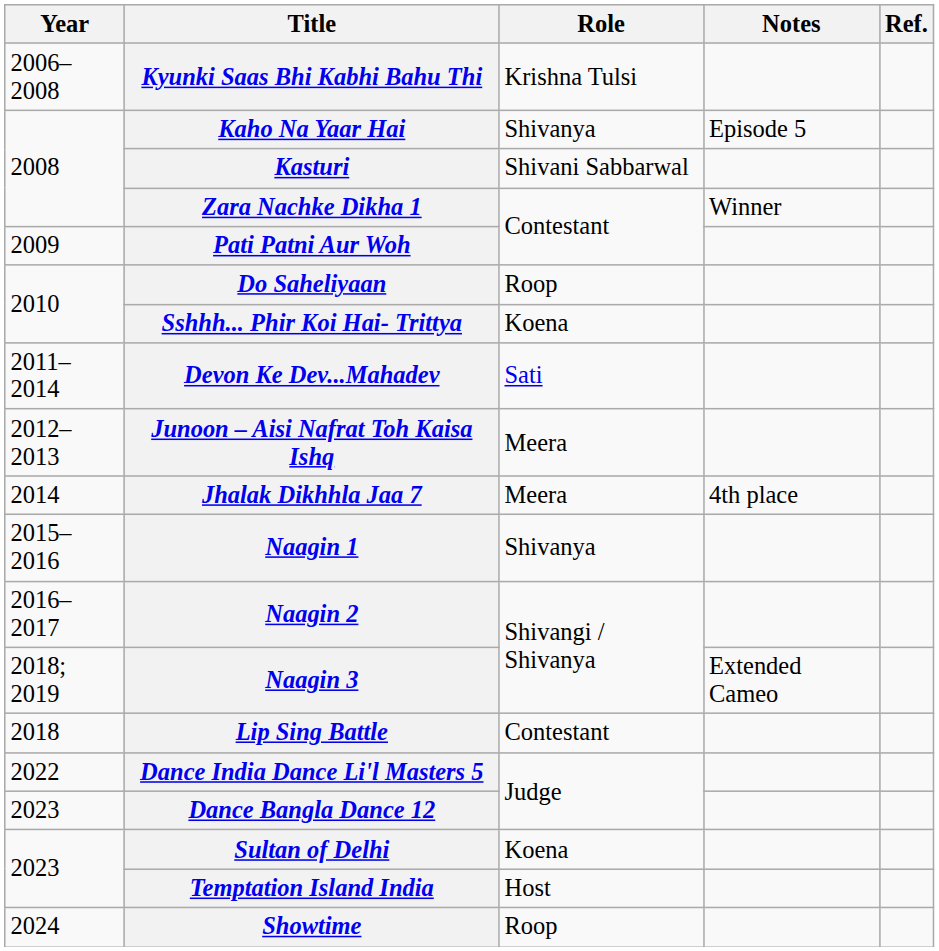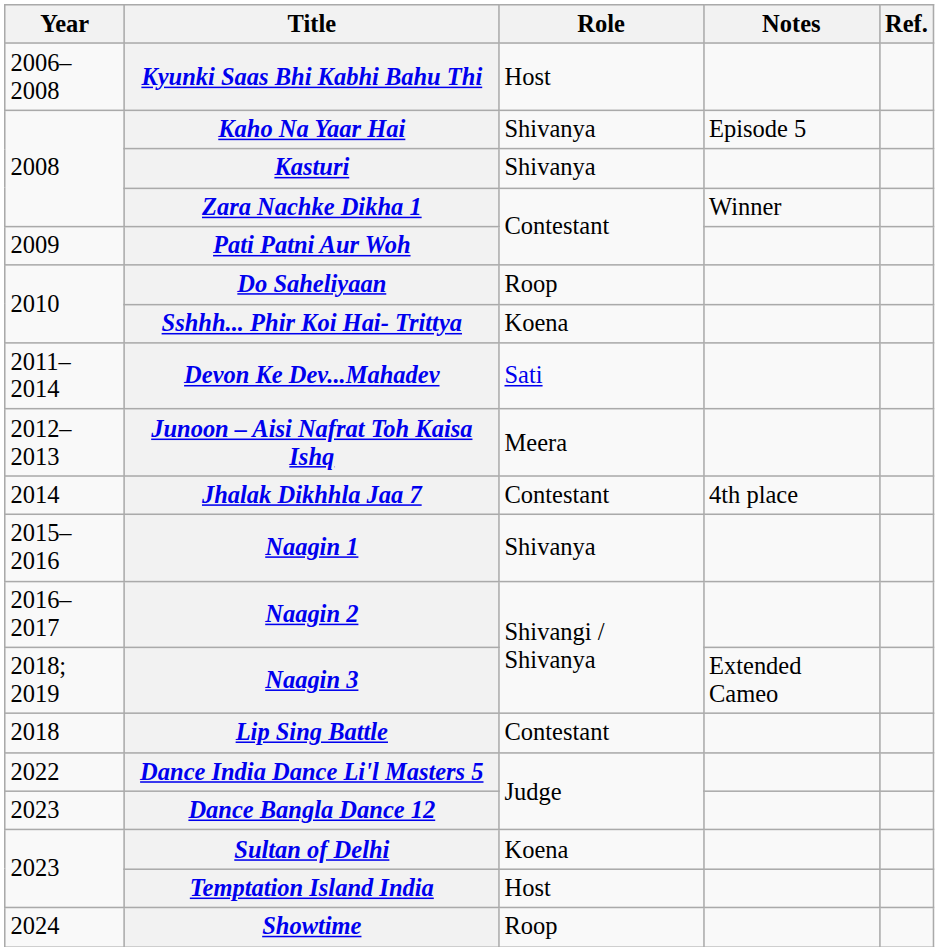(571, 76) Krishna Tulsi -> (528, 76) Host
(597, 167) Shivani Sabbarwal -> (550, 167) Shivanya
(536, 494) Meera -> (557, 494) Contestant
